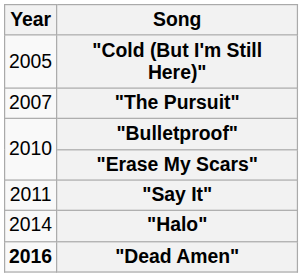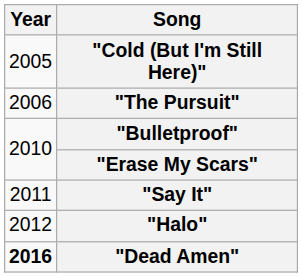(31, 103) 2007 -> (31, 103) 2006
(31, 225) 2014 -> (31, 225) 2012
